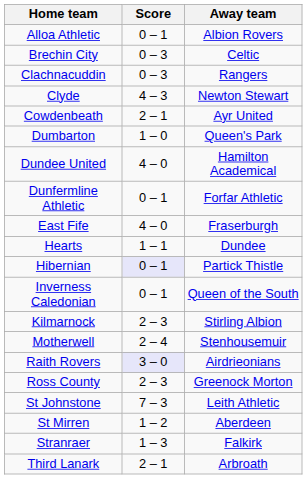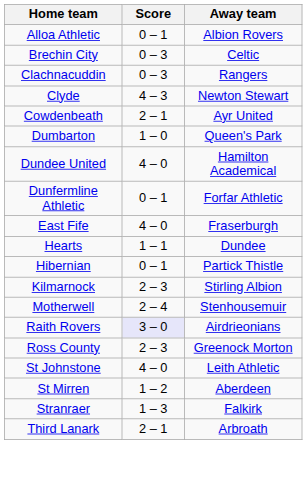(153, 266) lavender background -> (153, 266) no background
- row: (63, 294)
(153, 402) 7 – 3 -> (153, 368) 4 – 0
